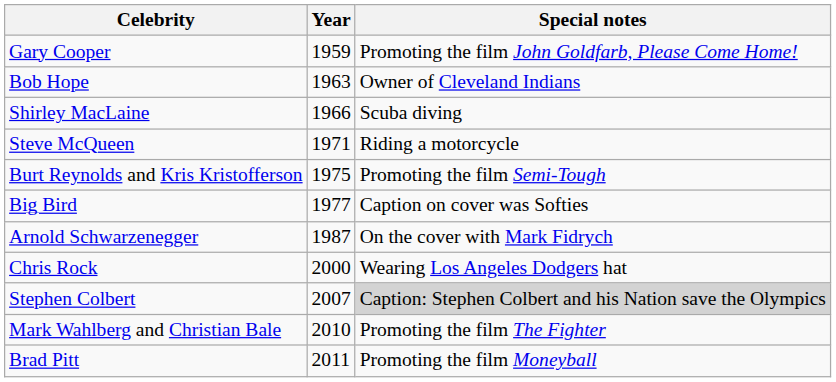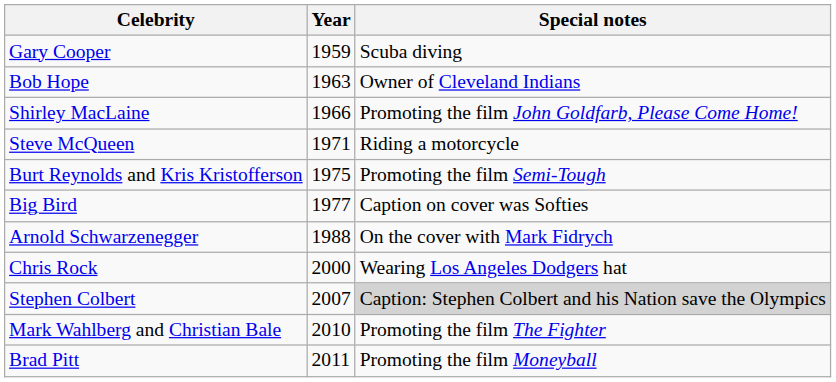(579, 50) Promoting the film John Goldfarb, Please Come Home! -> (411, 50) Scuba diving
(411, 112) Scuba diving -> (579, 112) Promoting the film John Goldfarb, Please Come Home!
(331, 236) 1987 -> (331, 236) 1988
